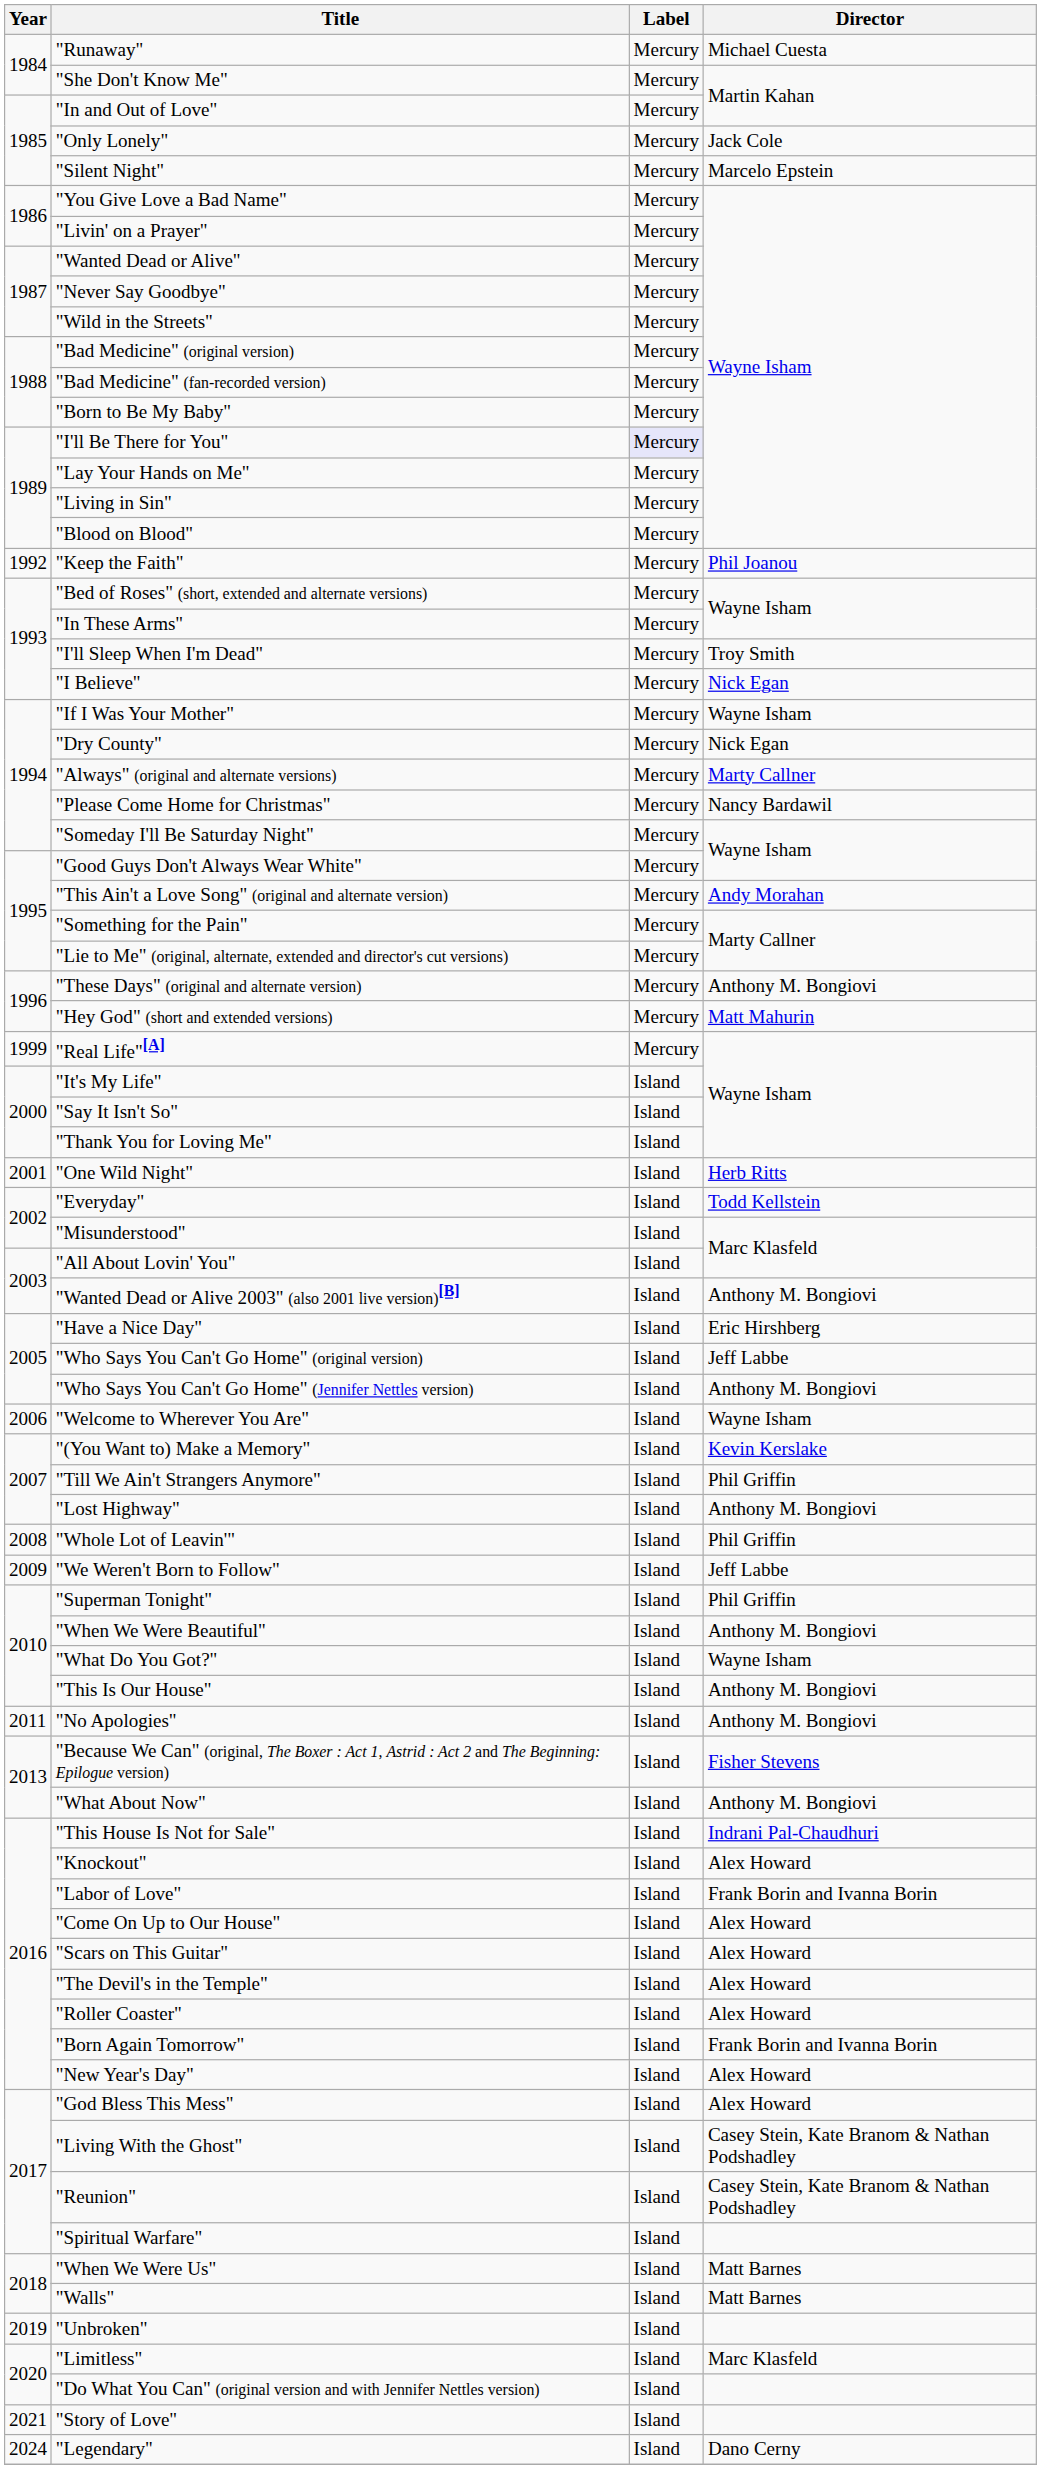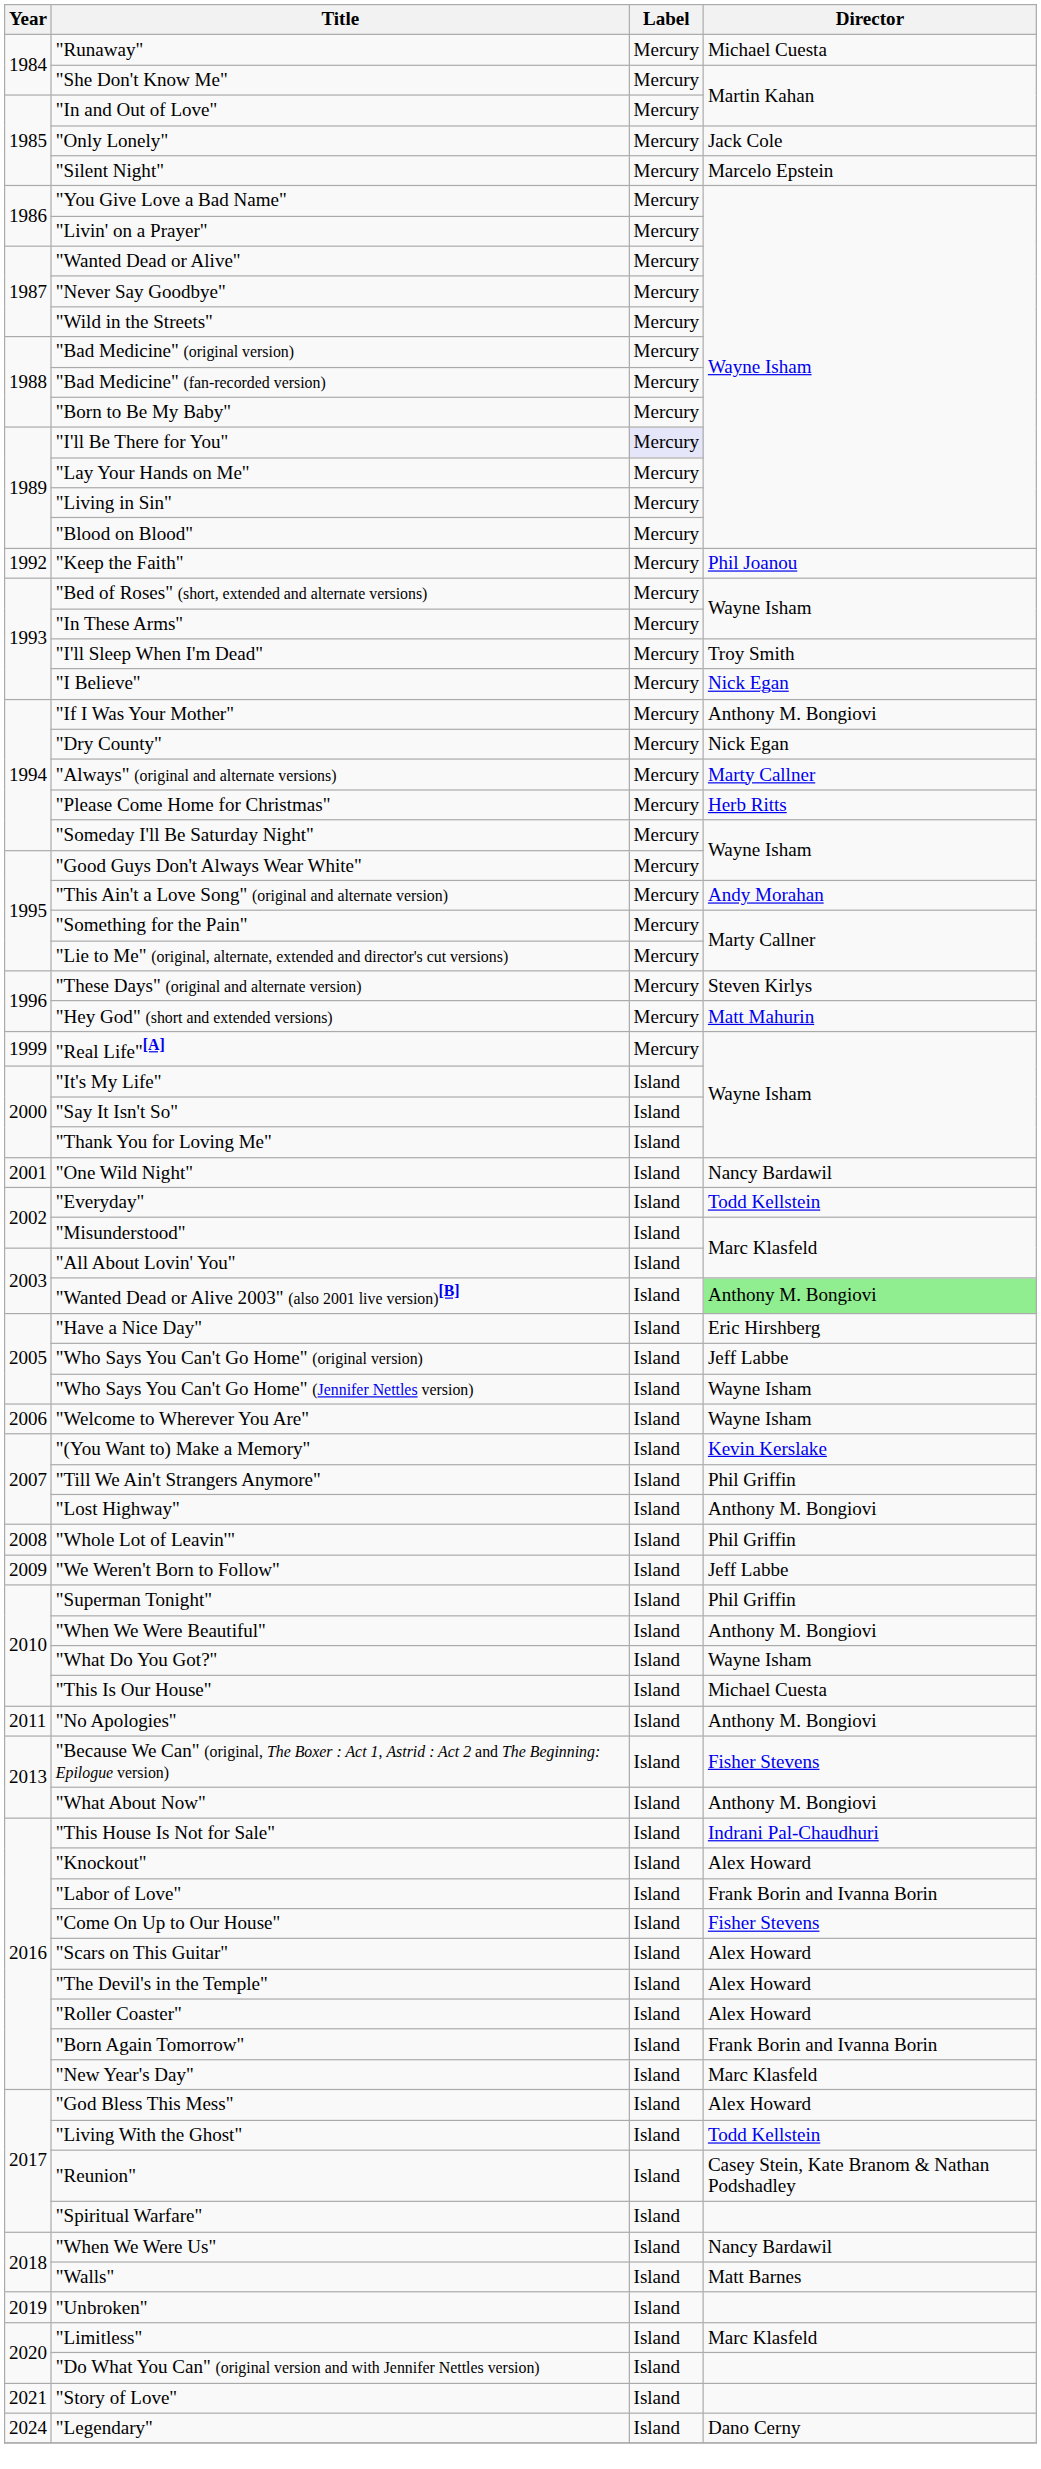(760, 714) Wayne Isham -> (792, 714) Anthony M. Bongiovi
(770, 804) Nancy Bardawil -> (747, 804) Herb Ritts
(792, 985) Anthony M. Bongiovi -> (760, 985) Steven Kirlys
(747, 1172) Herb Ritts -> (770, 1172) Nancy Bardawil
(792, 1295) no background -> (792, 1295) lightgreen background
(792, 1388) Anthony M. Bongiovi -> (760, 1388) Wayne Isham
(792, 1690) Anthony M. Bongiovi -> (767, 1690) Michael Cuesta
(759, 1923) Alex Howard -> (764, 1923) Fisher Stevens
(759, 2074) Alex Howard -> (763, 2074) Marc Klasfeld
(849, 2145) Casey Stein, Kate Branom & Nathan Podshadley -> (764, 2134) Todd Kellstein
(755, 2268) Matt Barnes -> (770, 2246) Nancy Bardawil
